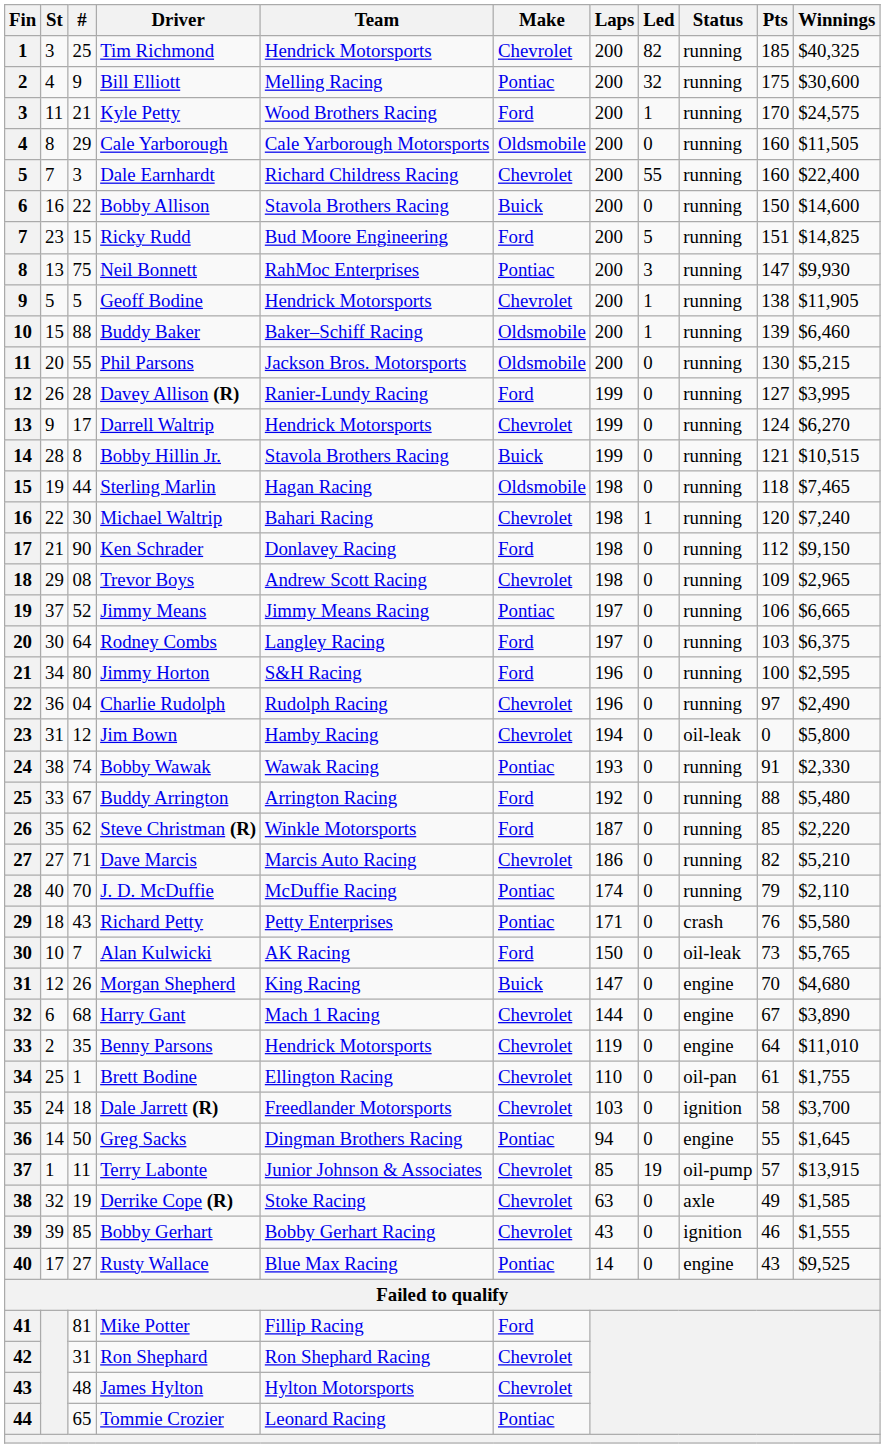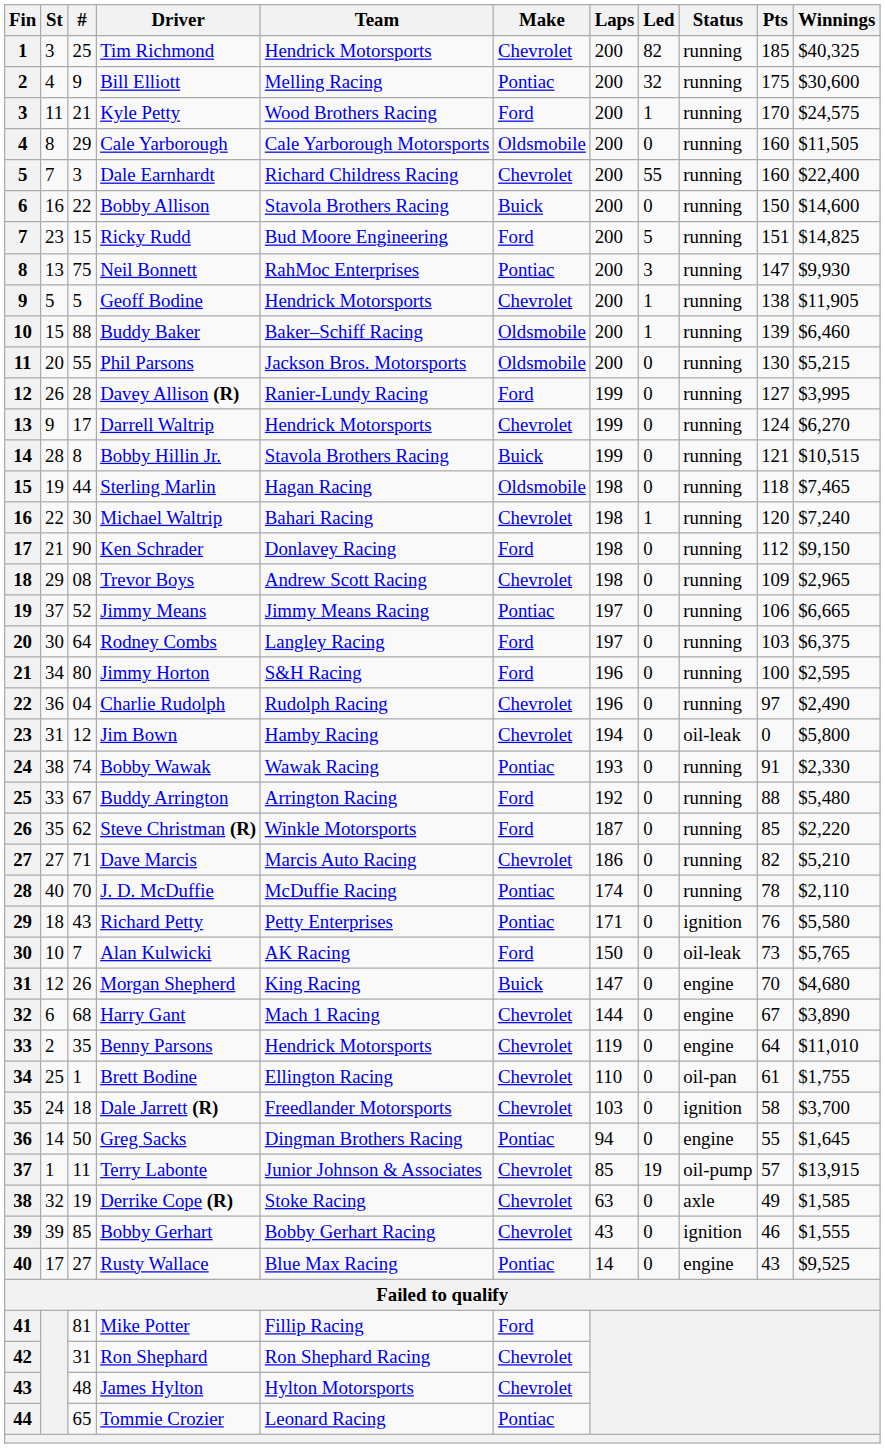(771, 890) 79 -> (771, 890) 78
(703, 921) crash -> (713, 921) ignition
